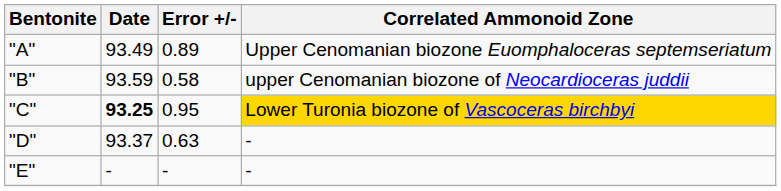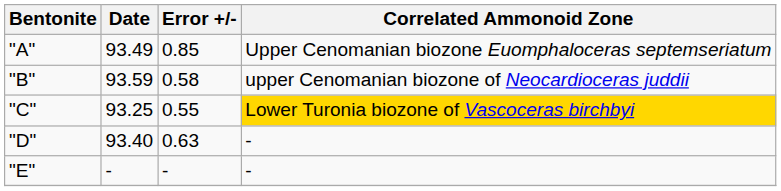(181, 49) 0.89 -> (181, 49) 0.85
(129, 110) bold -> (129, 110) normal
(181, 110) 0.95 -> (181, 110) 0.55
(129, 140) 93.37 -> (129, 140) 93.40
